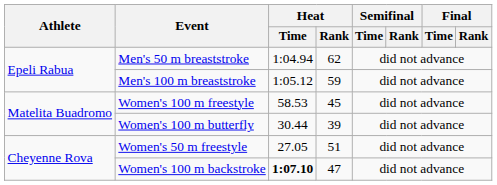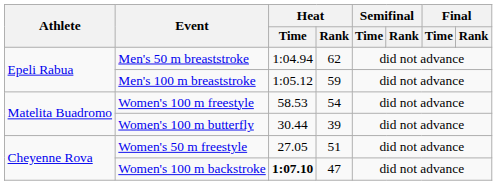(334, 103) 45 -> (334, 103) 54
